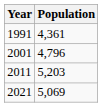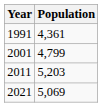(51, 53) 4,796 -> (51, 53) 4,799
